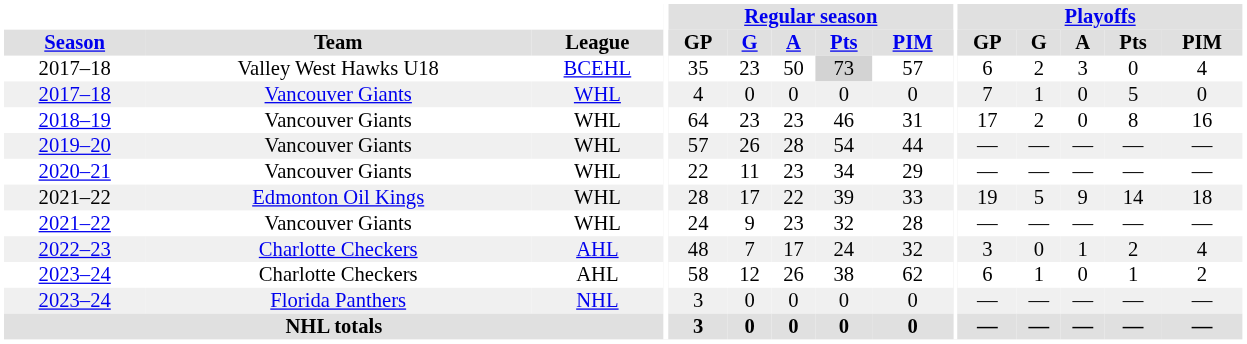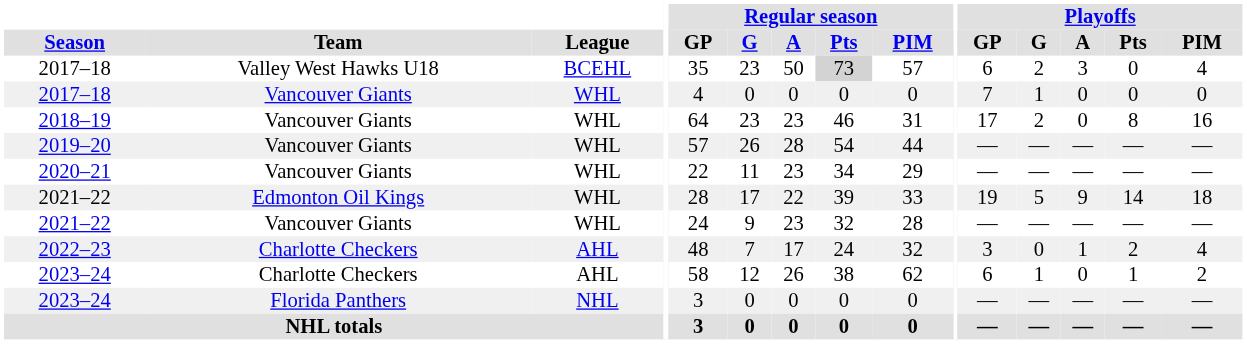(1133, 94) 5 -> (1133, 94) 0
